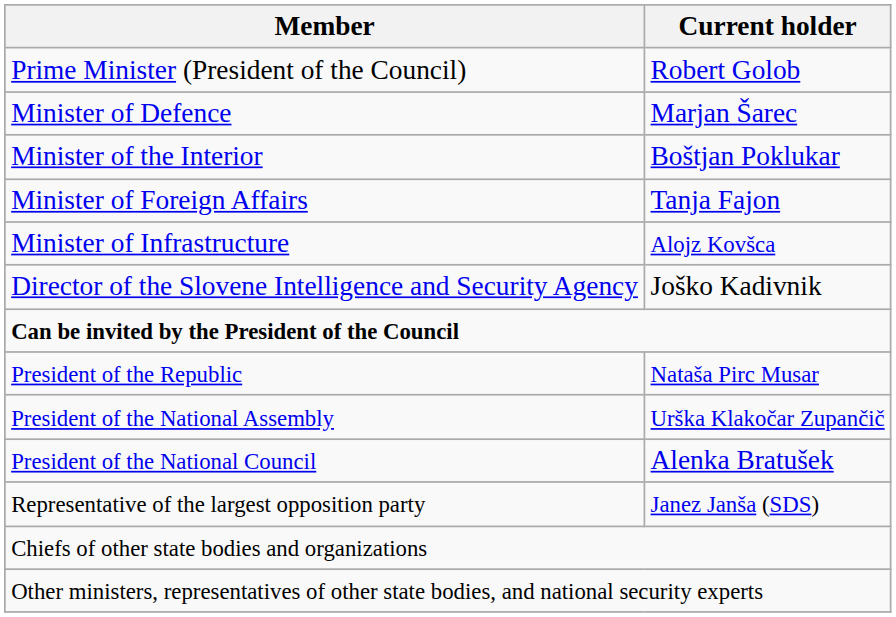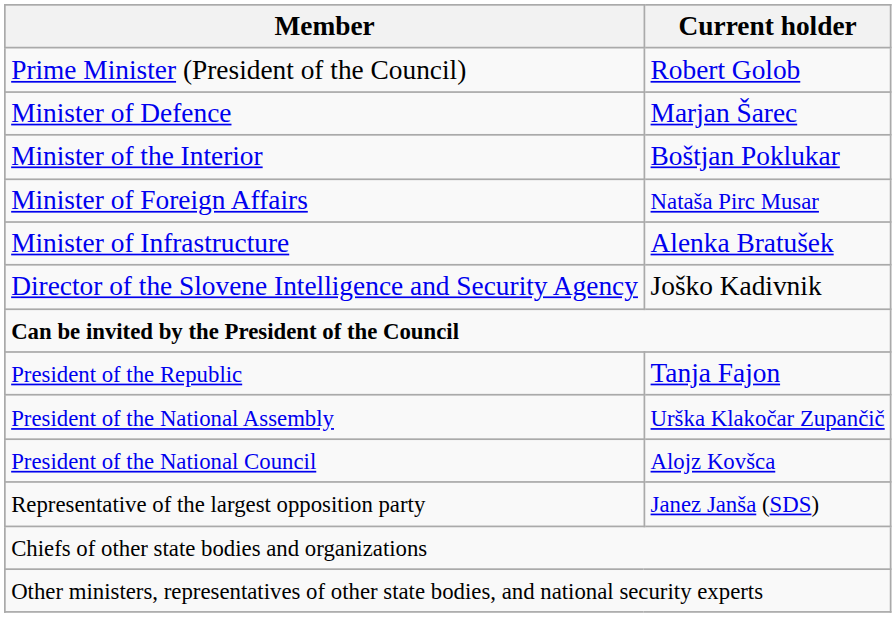(715, 199) Tanja Fajon -> (735, 201) Nataša Pirc Musar
(713, 243) Alojz Kovšca -> (742, 243) Alenka Bratušek
(735, 375) Nataša Pirc Musar -> (715, 373) Tanja Fajon
(742, 460) Alenka Bratušek -> (713, 460) Alojz Kovšca
